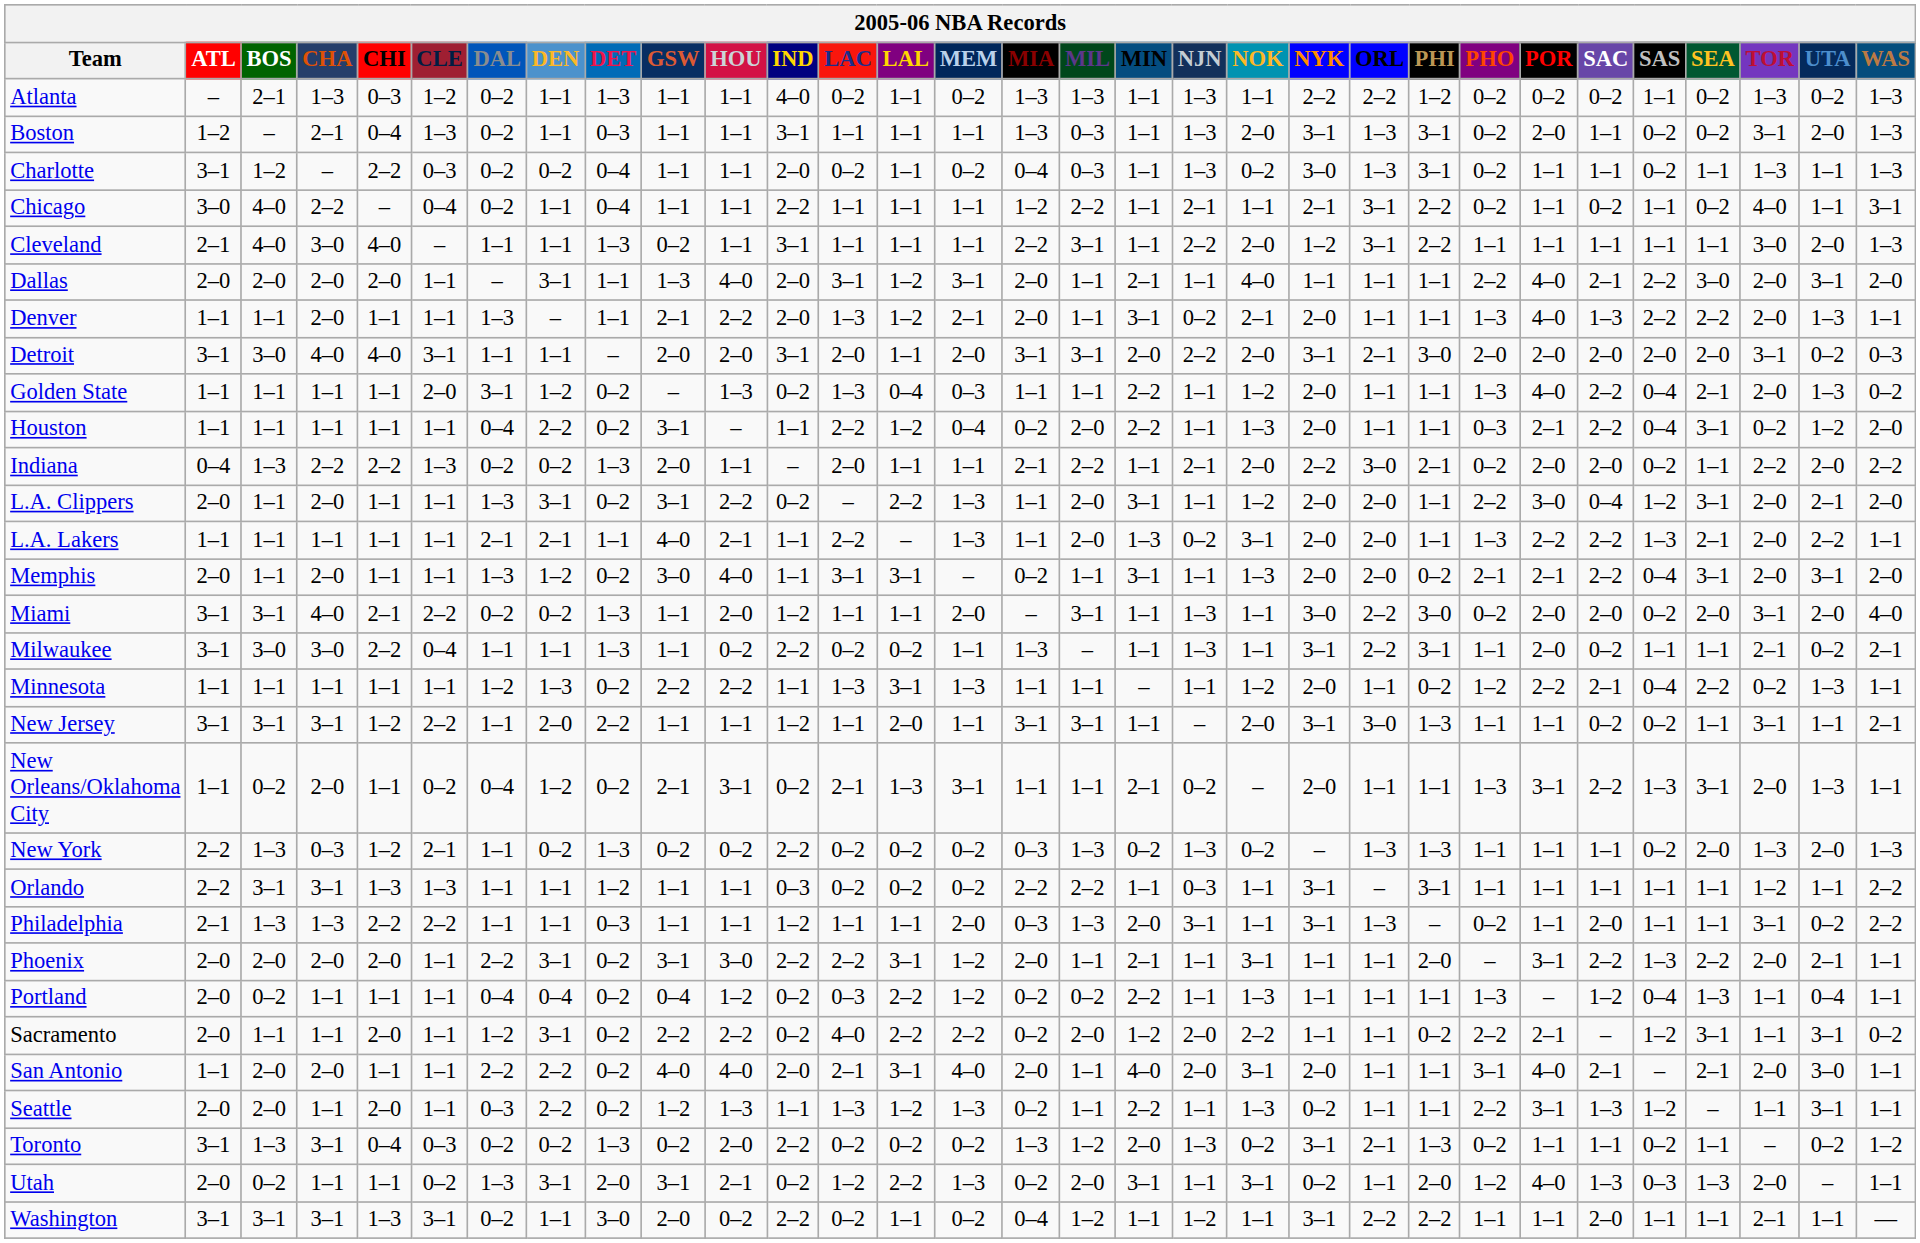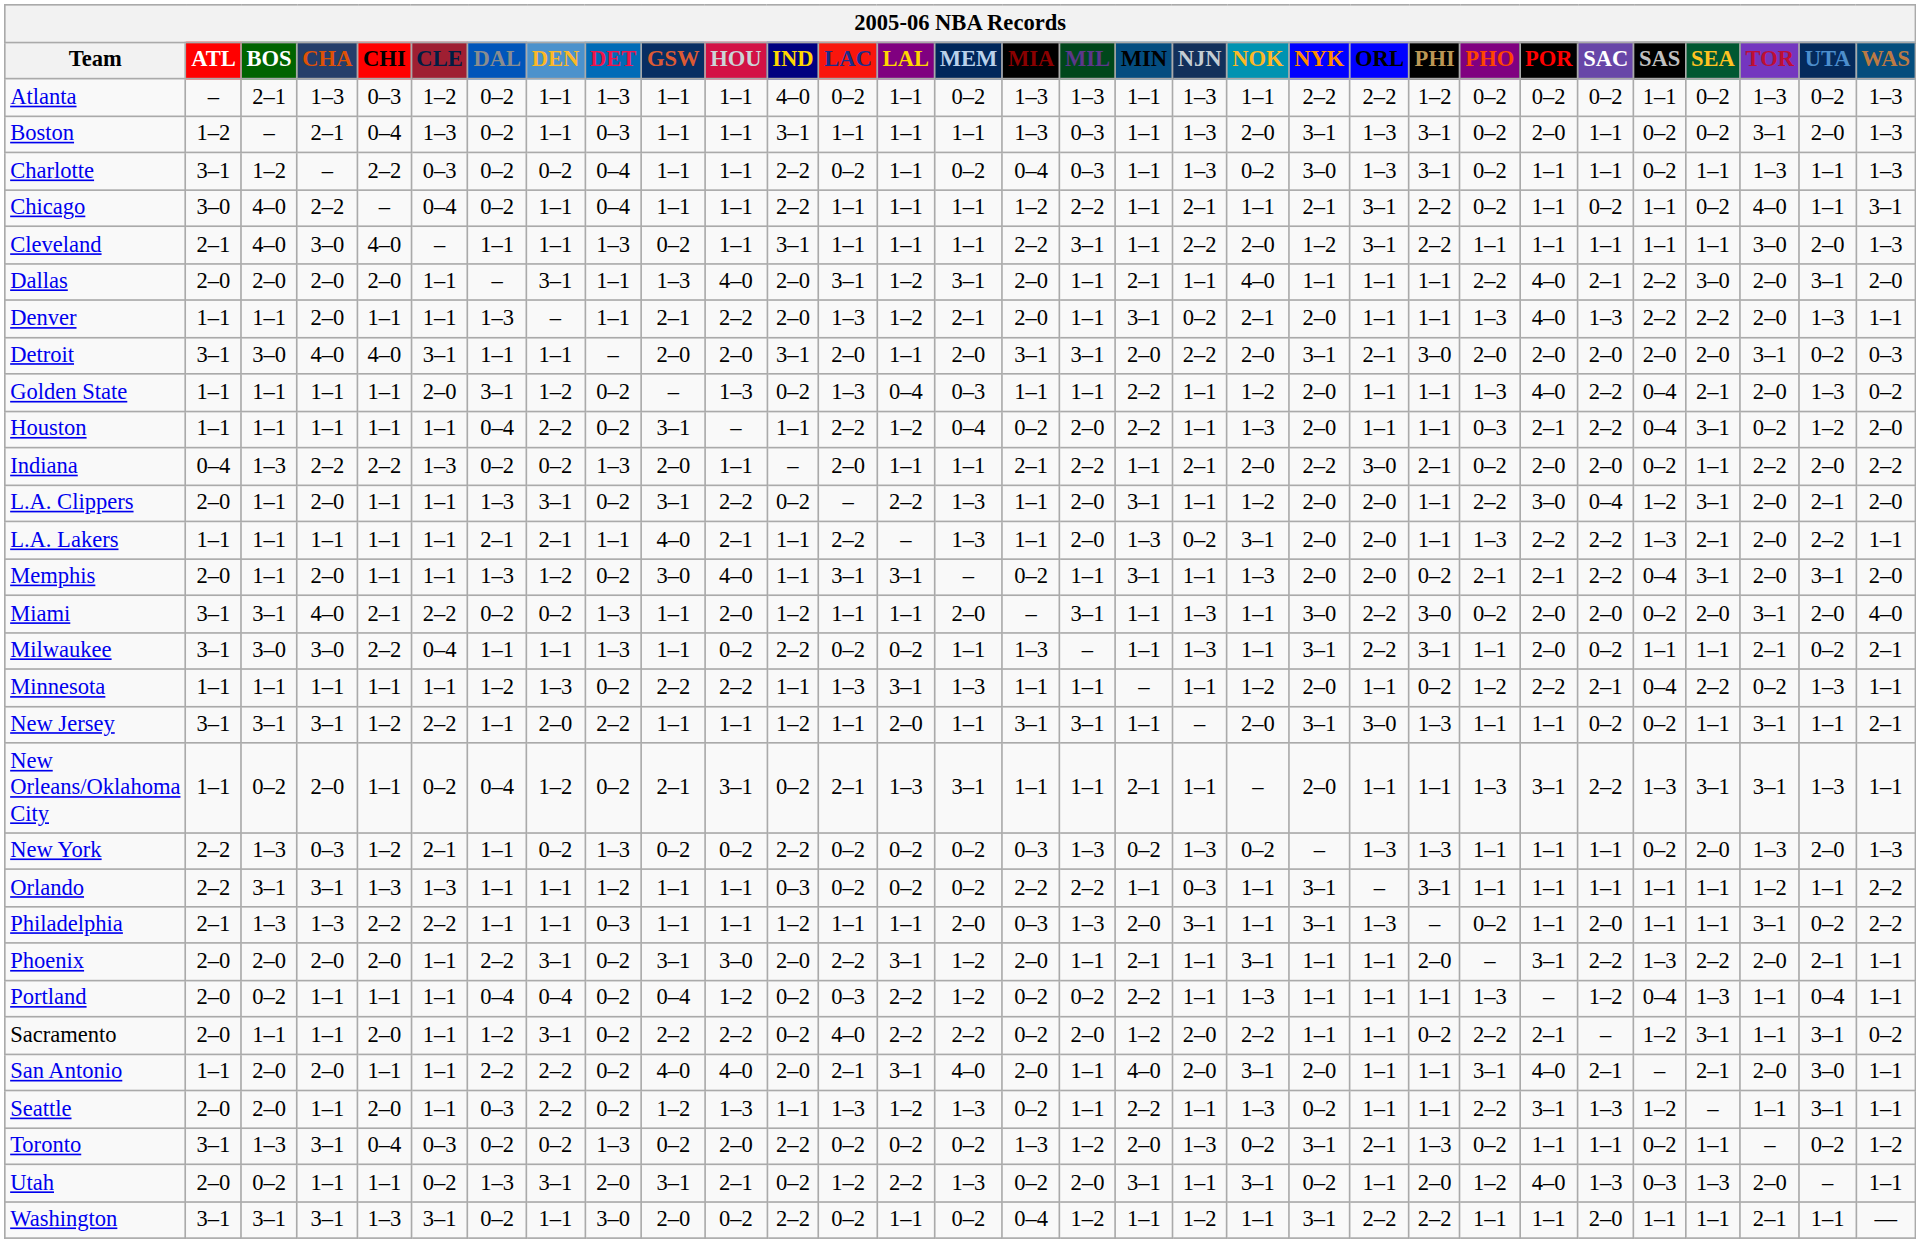(793, 170) 2–0 -> (793, 170) 2–2
(1200, 786) 0–2 -> (1200, 786) 1–1
(1770, 786) 2–0 -> (1770, 786) 3–1
(793, 960) 2–2 -> (793, 960) 2–0
